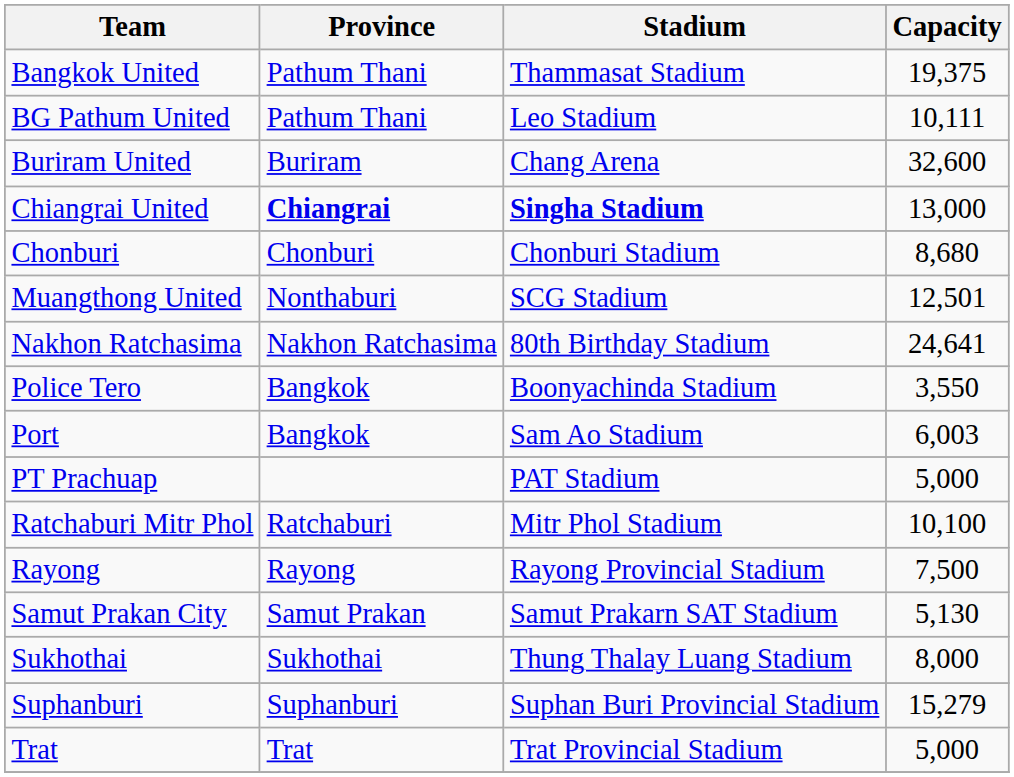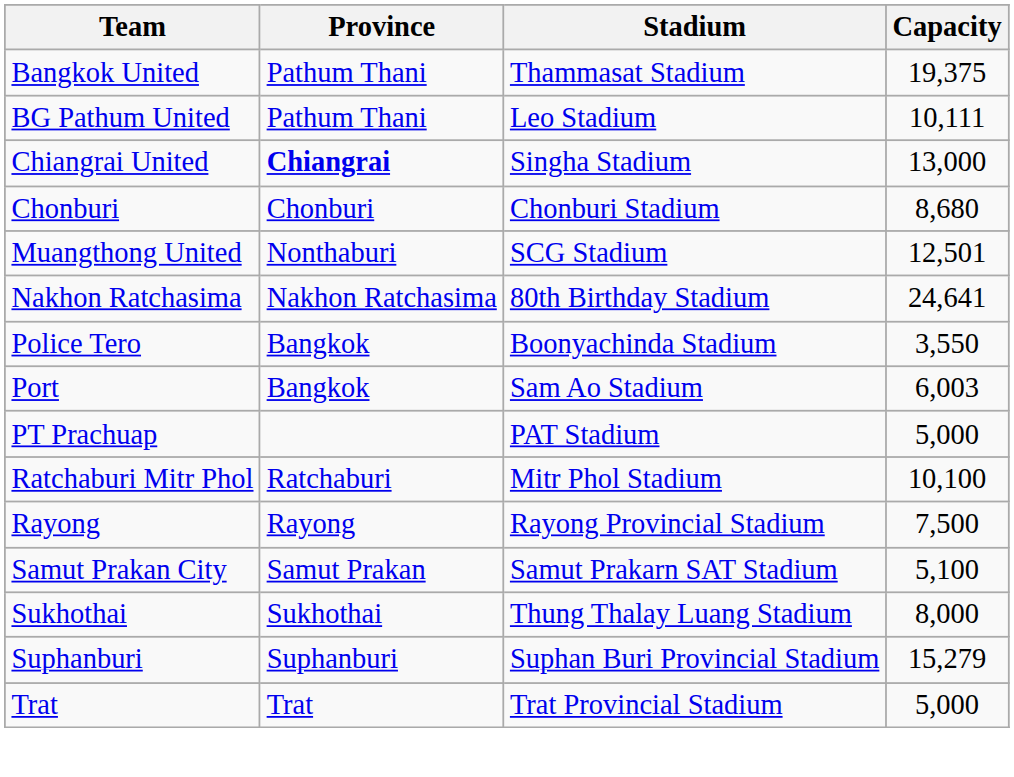- row: (101, 162)
(607, 207) bold -> (600, 162) normal
(947, 614) 5,130 -> (947, 569) 5,100
